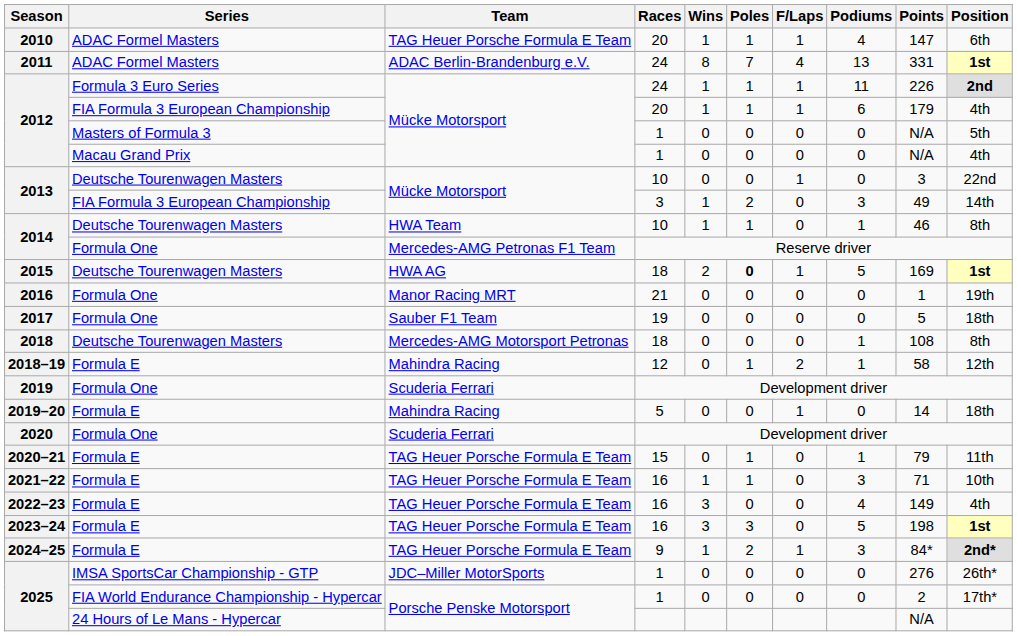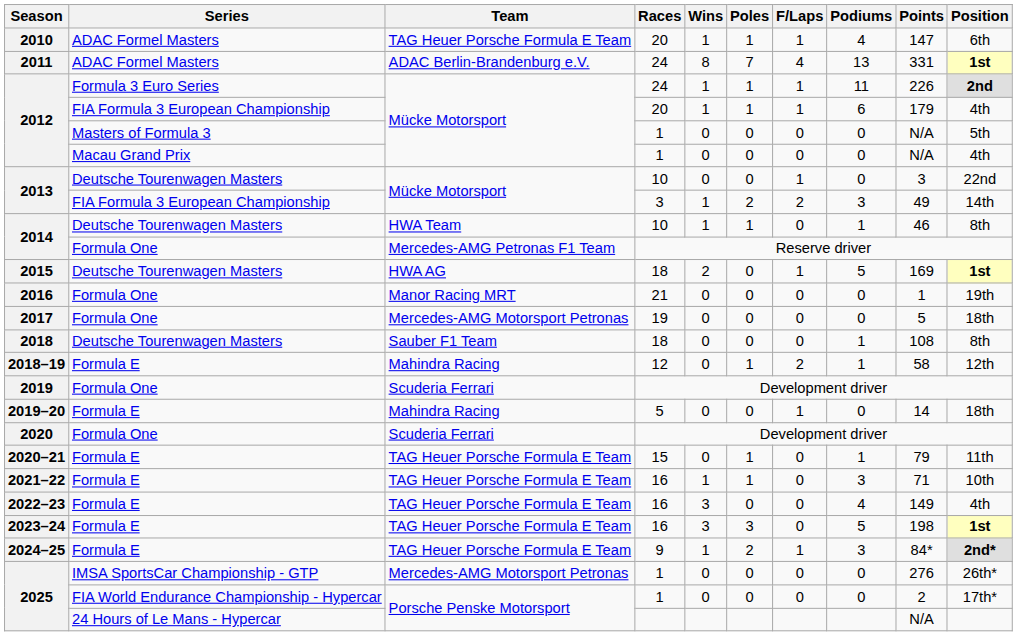(800, 202) 0 -> (800, 202) 2
(750, 272) bold -> (750, 272) normal
(443, 318) Sauber F1 Team -> (509, 318) Mercedes-AMG Motorsport Petronas
(509, 341) Mercedes-AMG Motorsport Petronas -> (443, 341) Sauber F1 Team
(467, 573) JDC–Miller MotorSports -> (509, 573) Mercedes-AMG Motorsport Petronas
